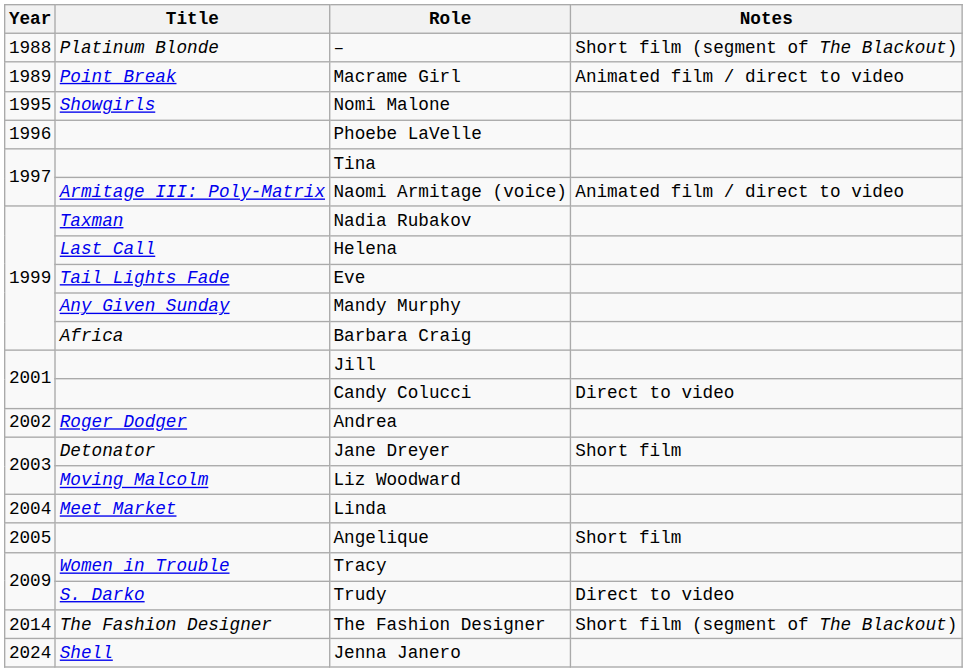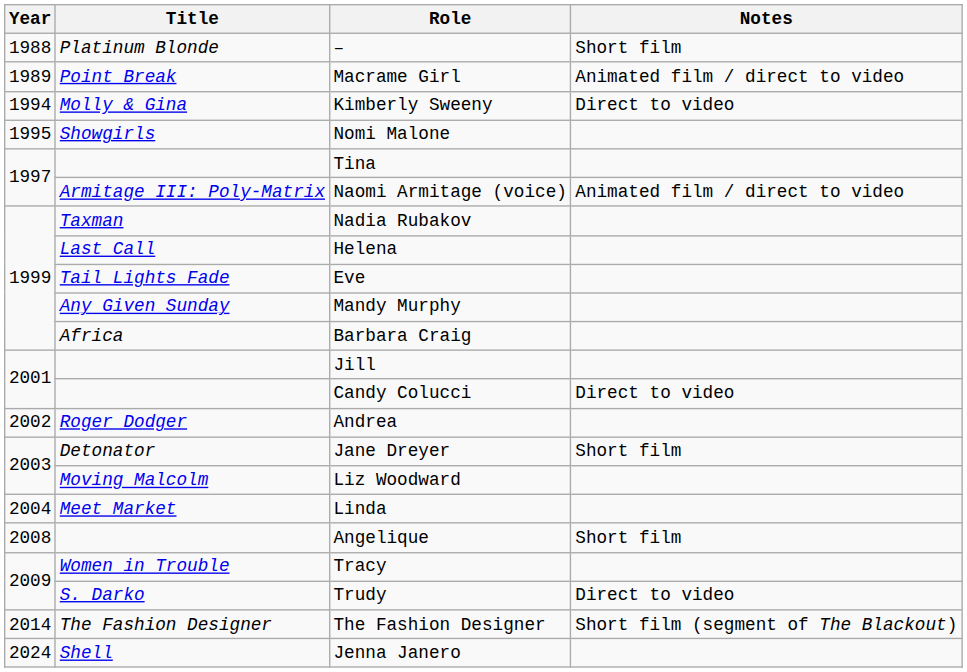(766, 48) Short film (segment of The Blackout) -> (628, 48) Short film
+ row: (413, 106)
- row: (408, 134)
(30, 538) 2005 -> (30, 538) 2008
